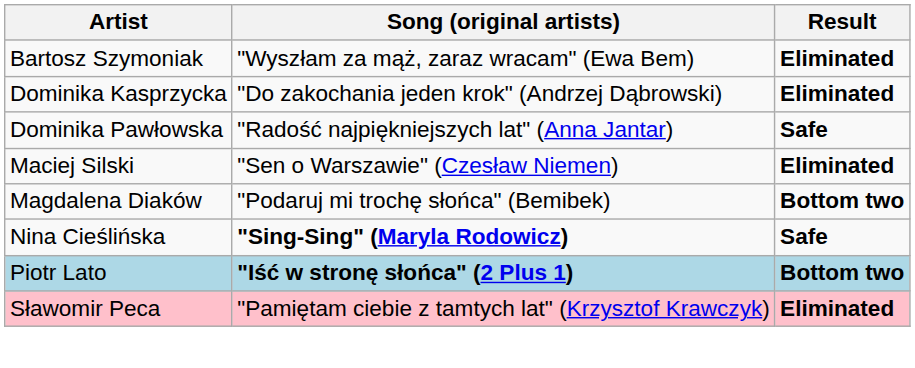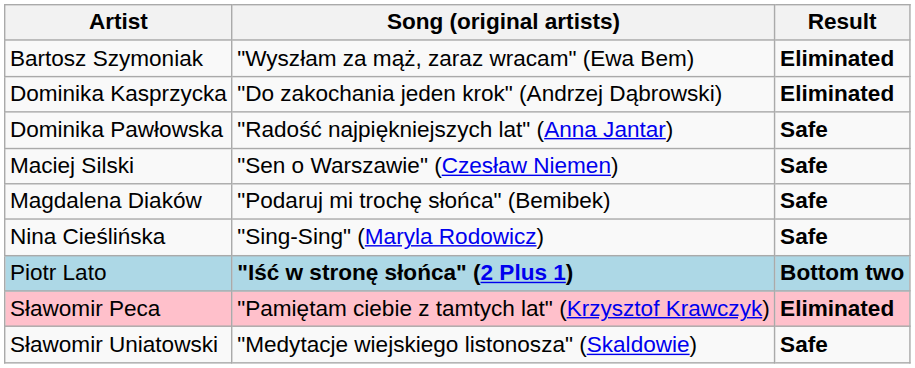(837, 165) Eliminated -> (804, 165) Safe
(842, 201) Bottom two -> (804, 201) Safe
(403, 237) bold -> (391, 237) normal
+ row: (114, 344)
